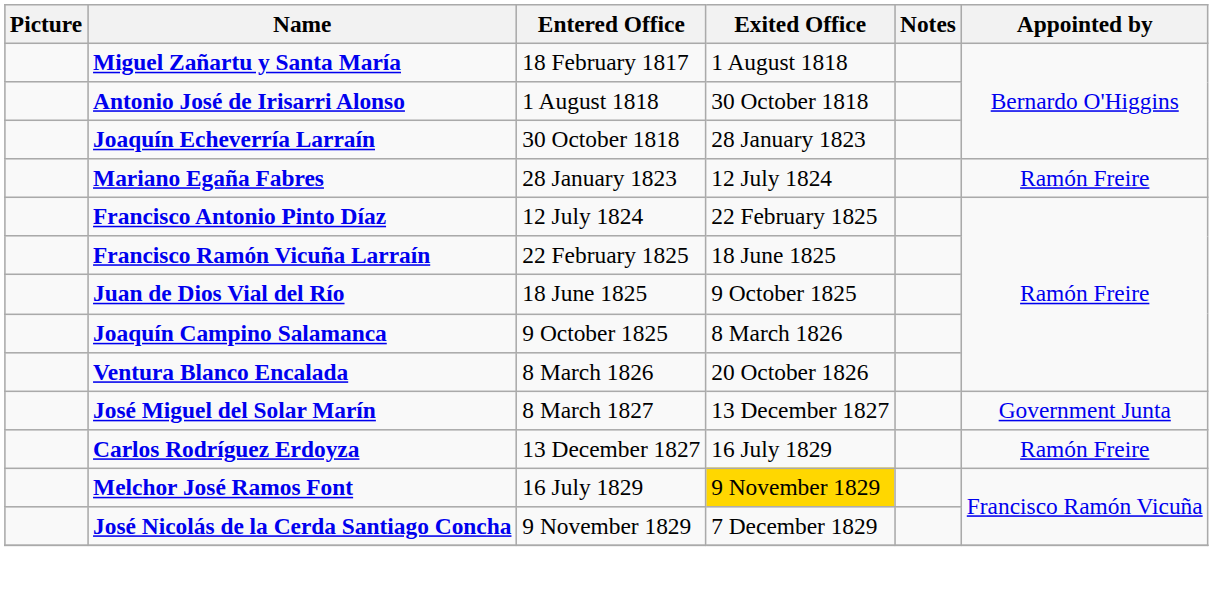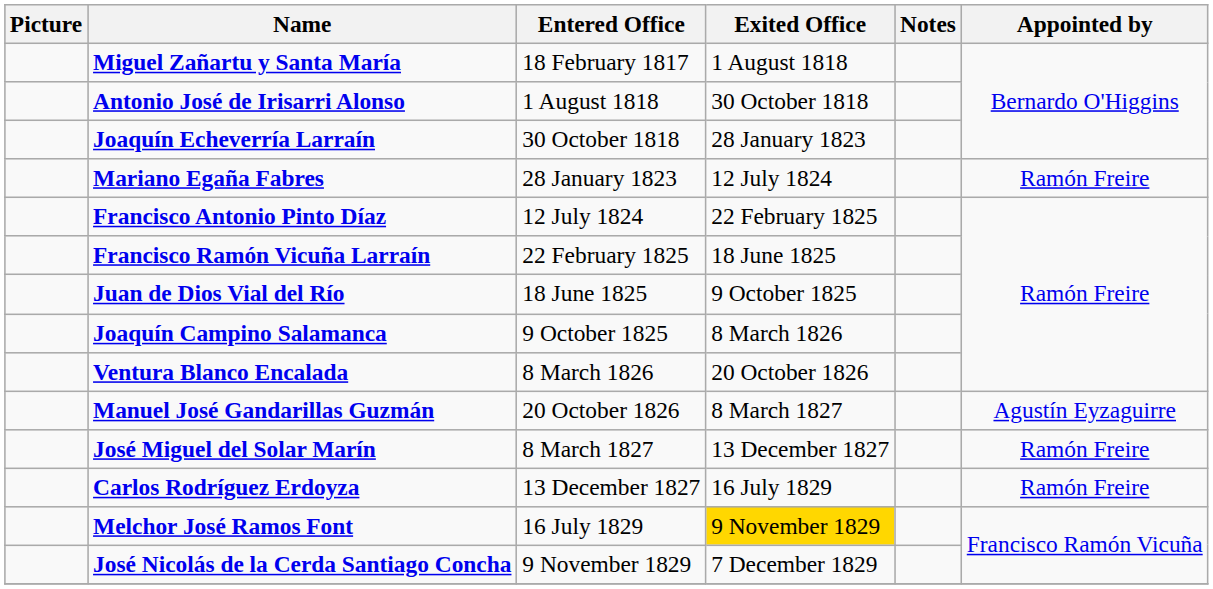+ row: (264, 409)
(1085, 409) Government Junta -> (1085, 448) Ramón Freire
